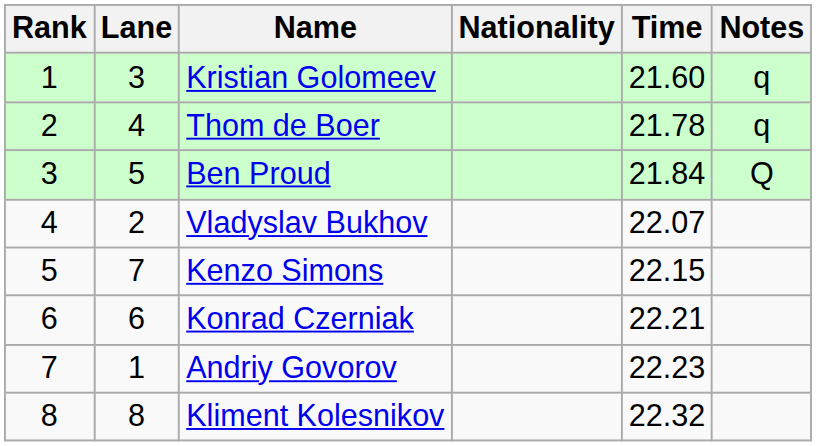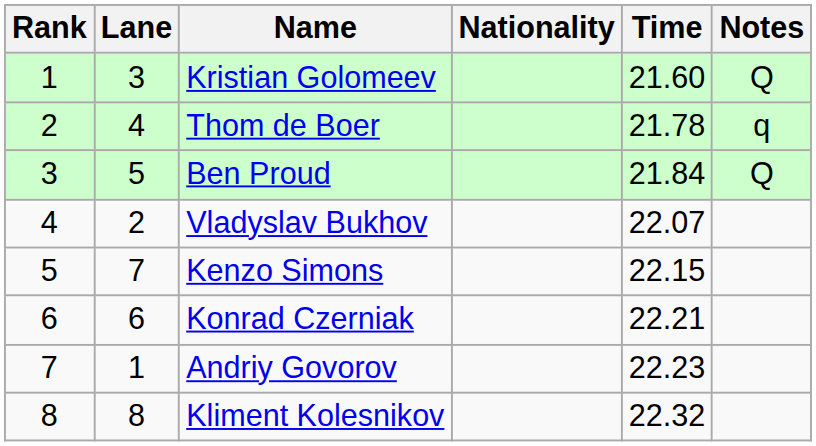(762, 77) q -> (762, 77) Q
